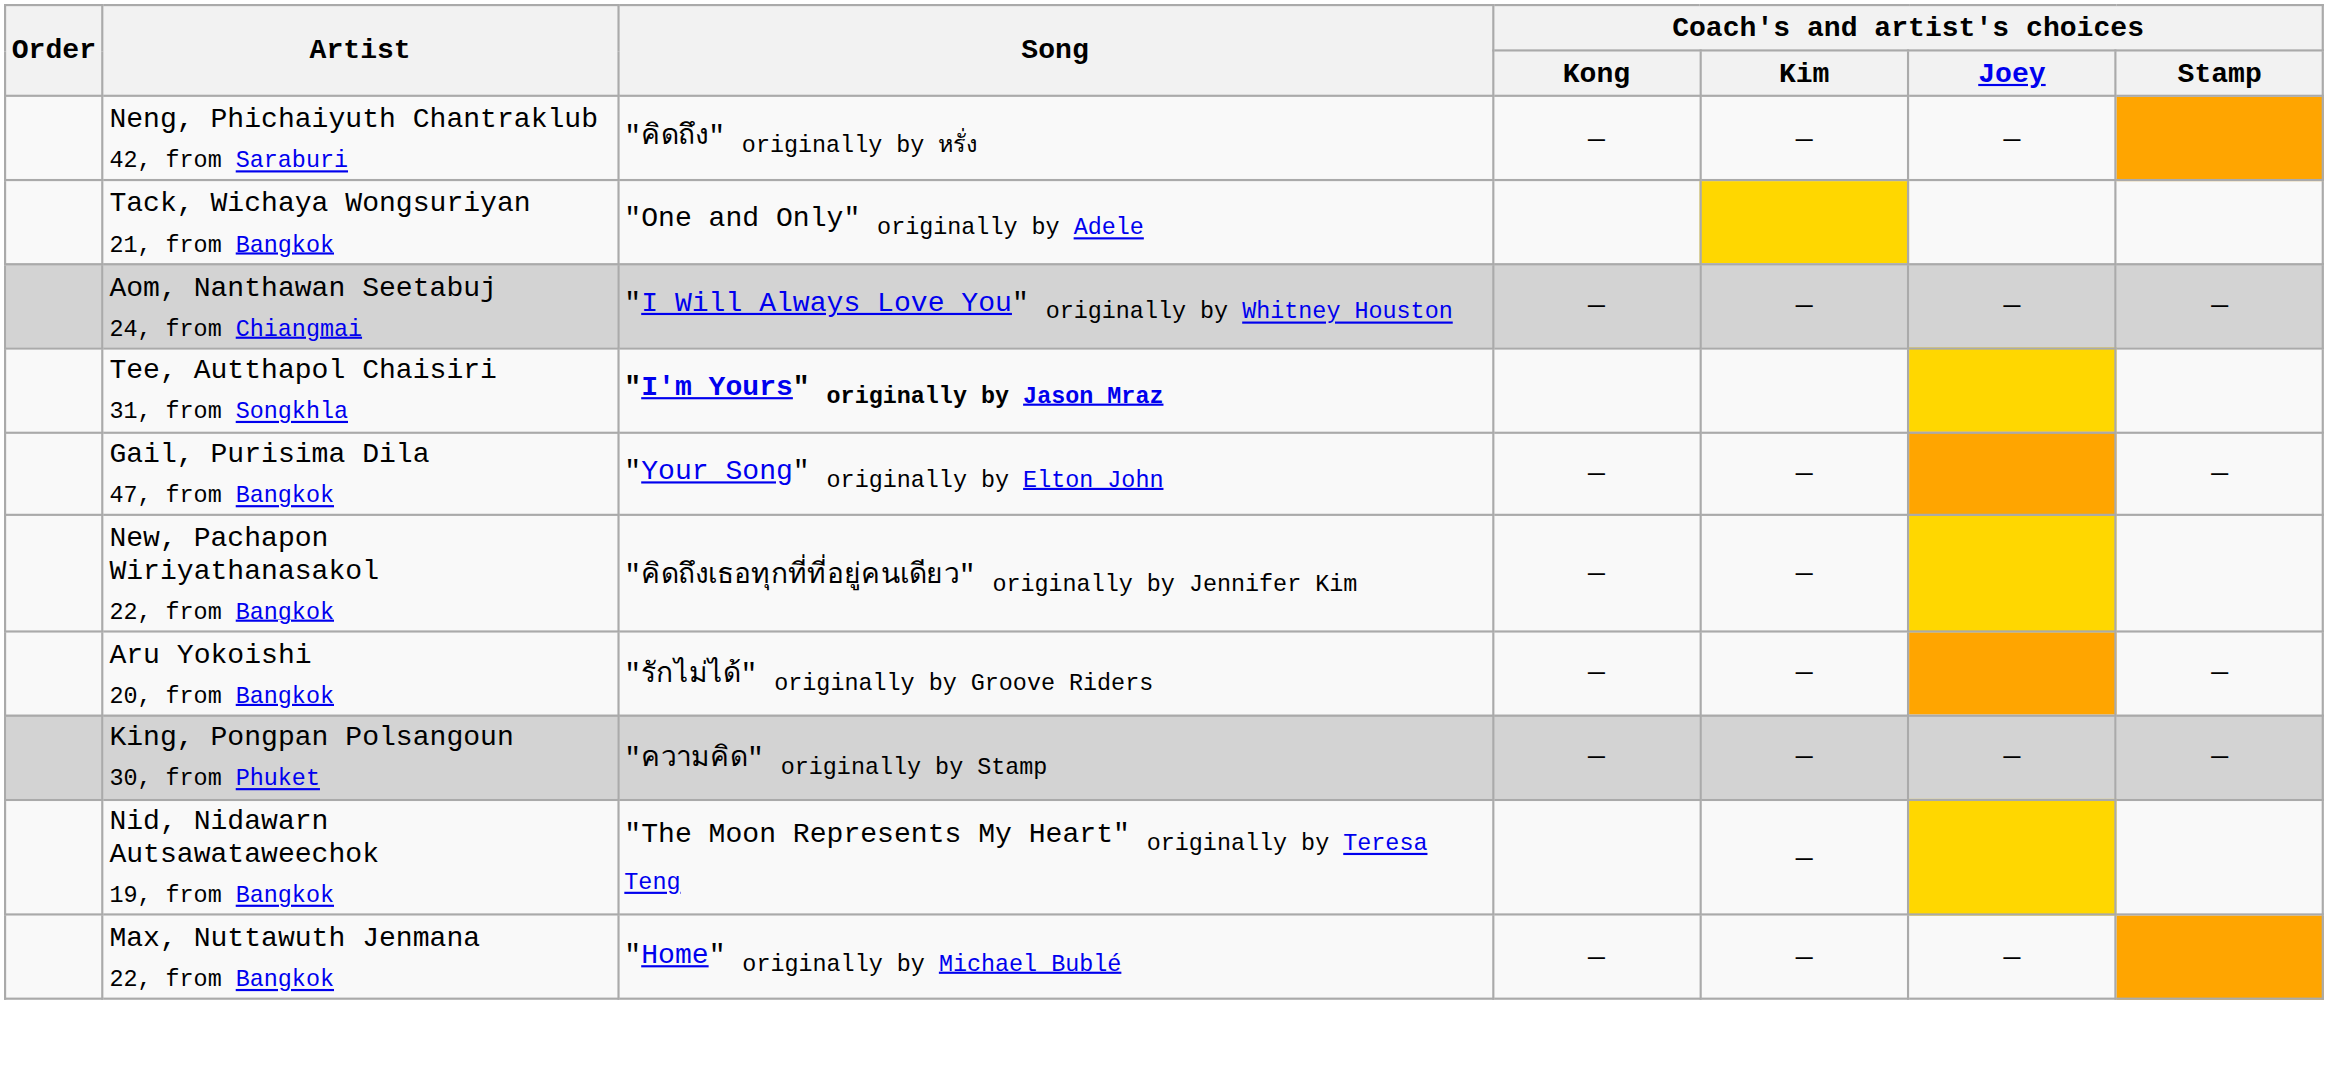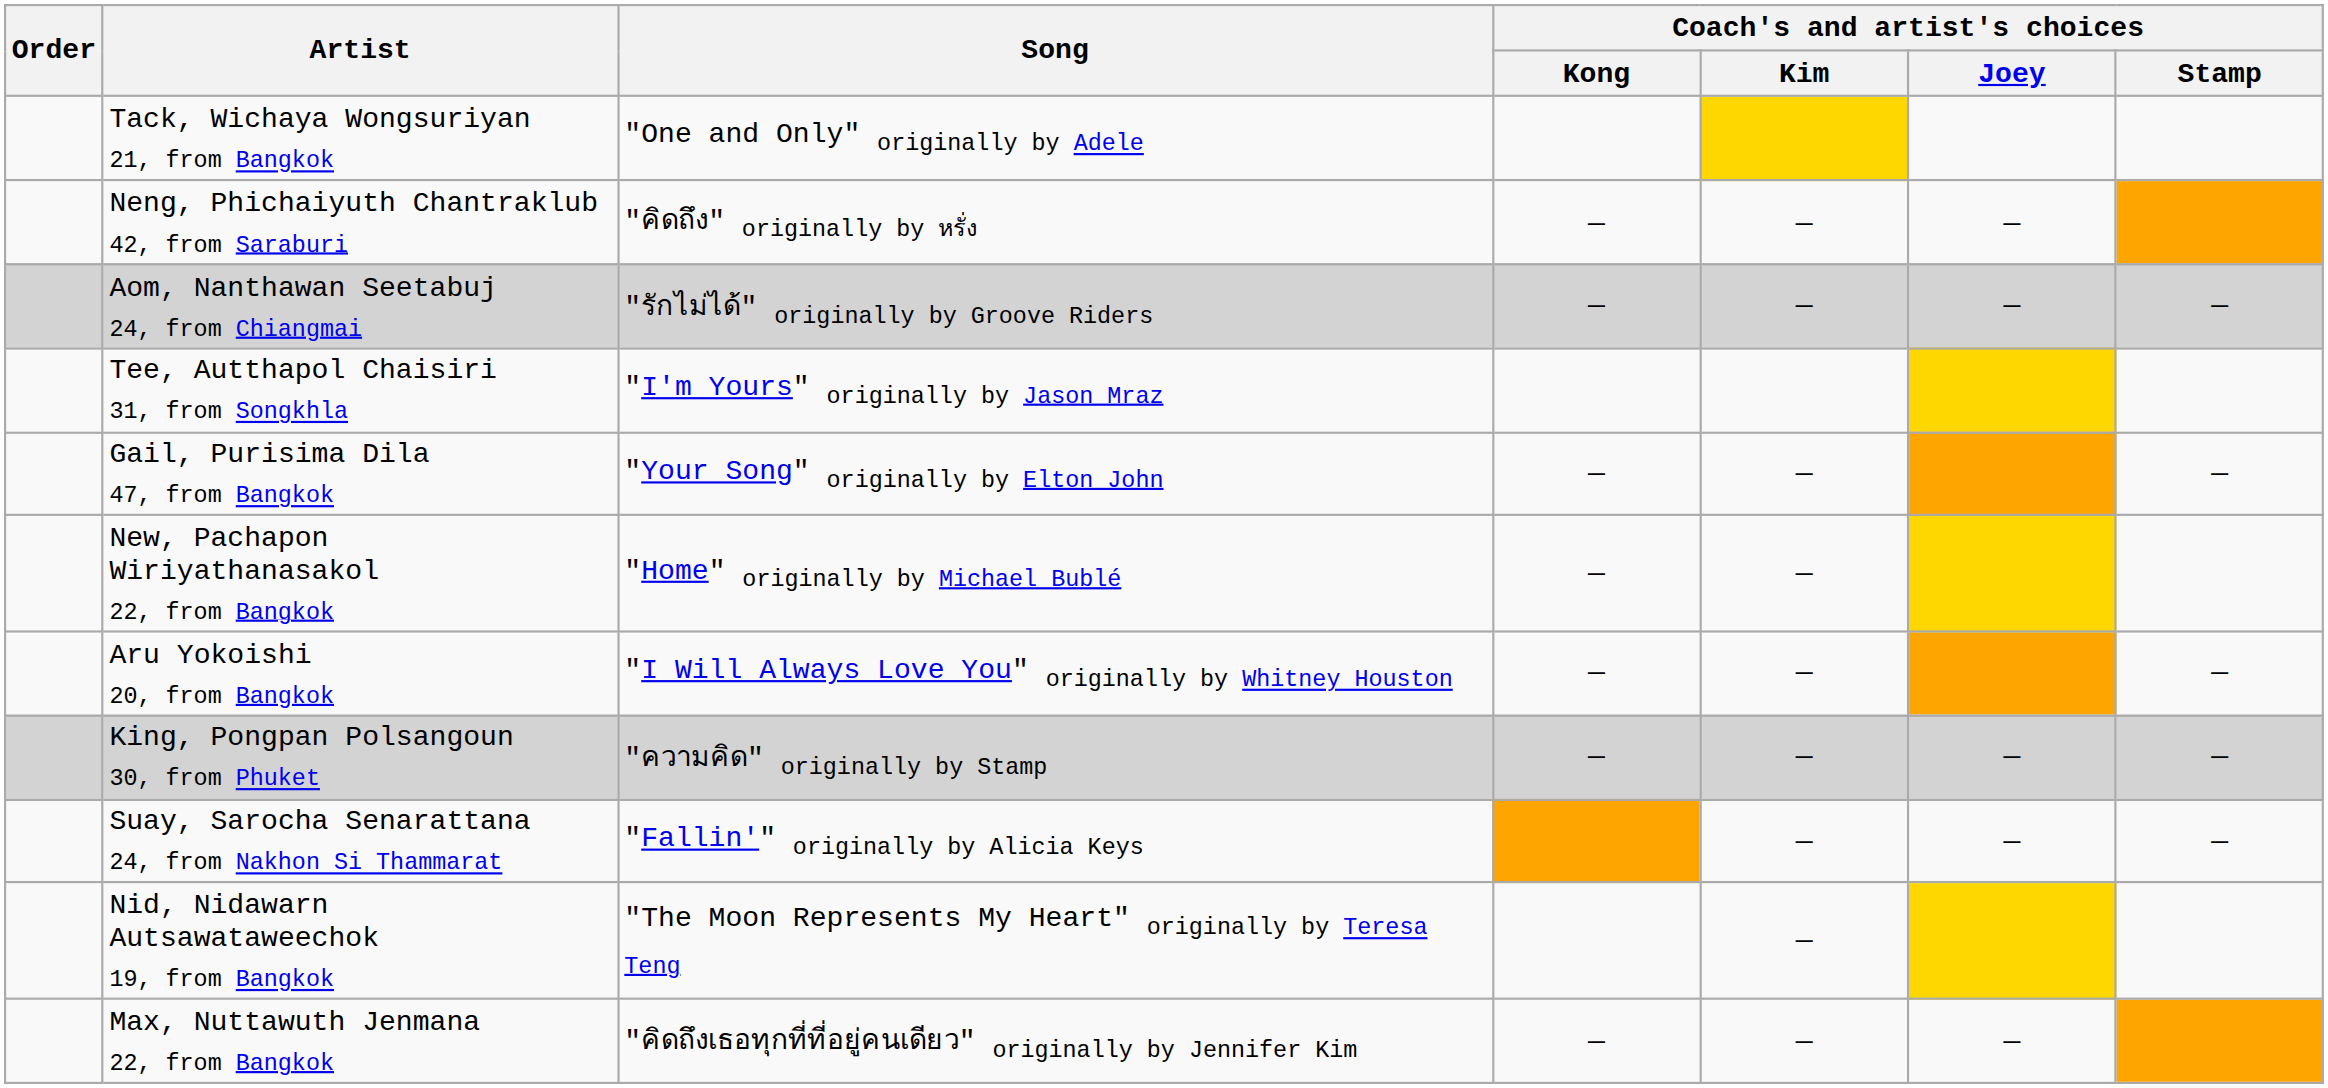rows swapped: (320, 222) <-> (354, 138)
(1039, 306) "I Will Always Love You" originally by Whitney Houston -> (889, 310) "รักไม่ได้" originally by Groove Riders
(894, 390) bold -> (894, 390) normal
(991, 578) "คิดถึงเธอทุกที่ที่อยู่คนเดียว" originally by Jennifer Kim -> (873, 574) "Home" originally by Michael Bublé
(889, 678) "รักไม่ได้" originally by Groove Riders -> (1039, 673) "I Will Always Love You" originally by Whitney Houston
+ row: (320, 841)
(873, 957) "Home" originally by Michael Bublé -> (991, 1045) "คิดถึงเธอทุกที่ที่อยู่คนเดียว" originally by Jennifer Kim
